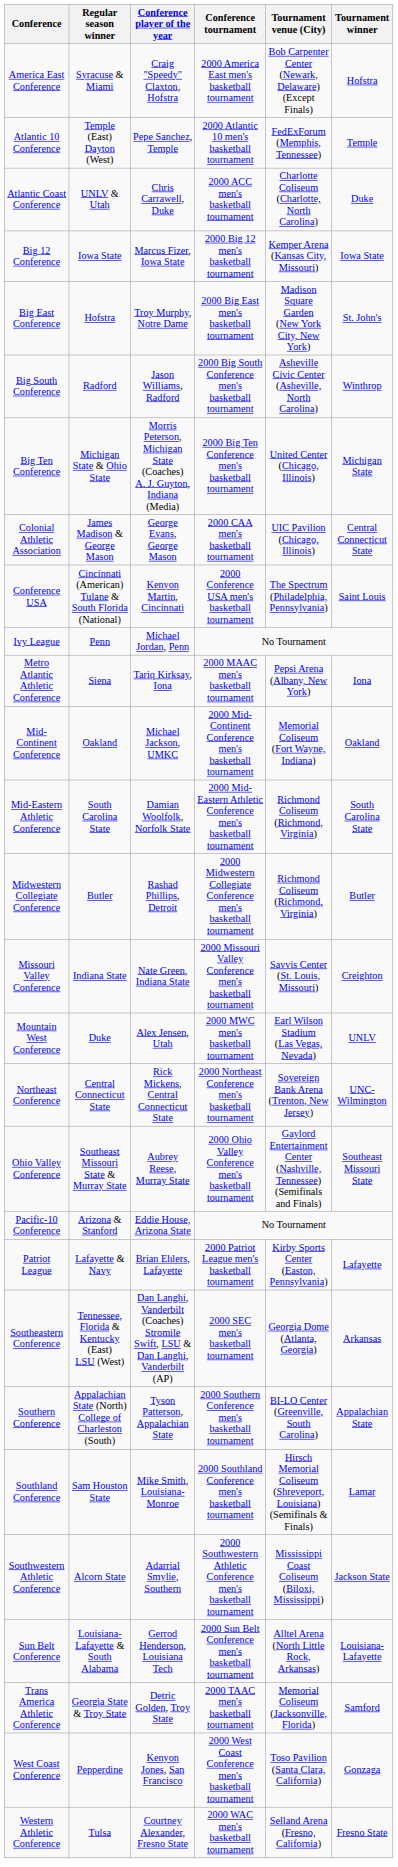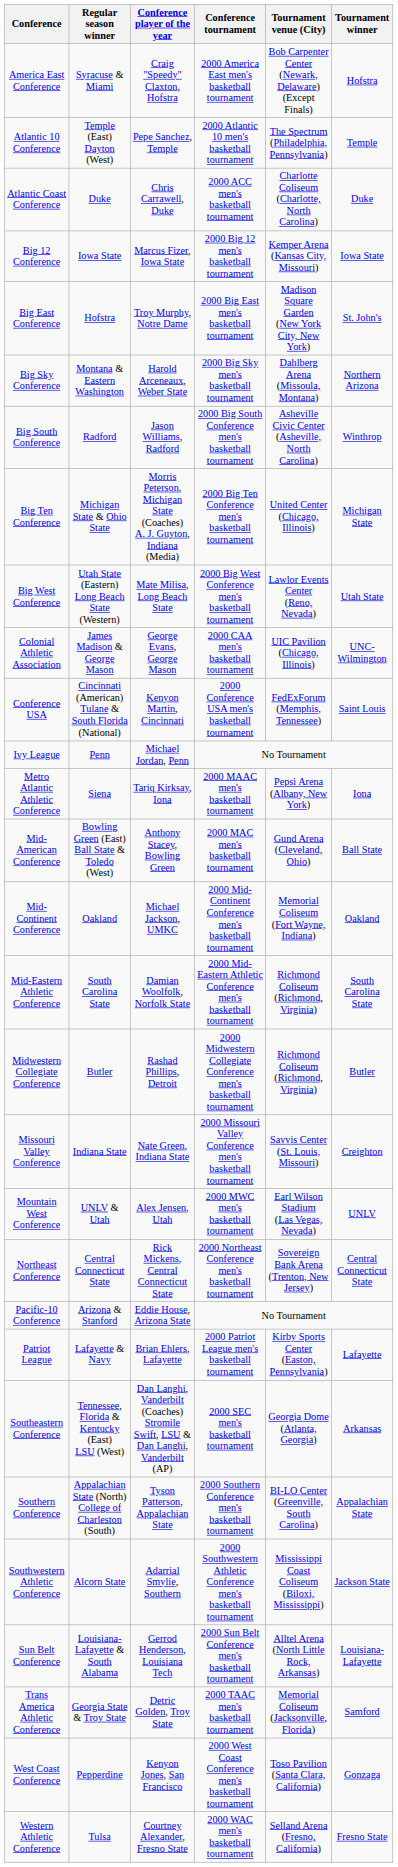(299, 143) FedExForum (Memphis, Tennessee) -> (299, 143) The Spectrum (Philadelphia, Pennsylvania)
(100, 199) UNLV & Utah -> (100, 199) Duke
+ row: (37, 380)
+ row: (37, 596)
(362, 539) Central Connecticut State -> (362, 653) UNC-Wilmington
(299, 596) The Spectrum (Philadelphia, Pennsylvania) -> (299, 709) FedExForum (Memphis, Tennessee)
+ row: (37, 850)
(100, 1038) Duke -> (100, 1213) UNLV & Utah
(362, 1095) UNC-Wilmington -> (362, 1270) Central Connecticut State
- row: (37, 1168)
- row: (37, 1492)
